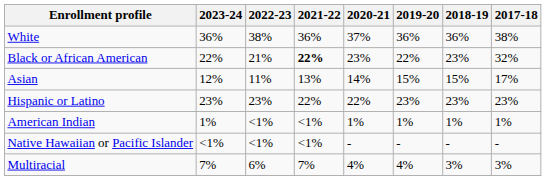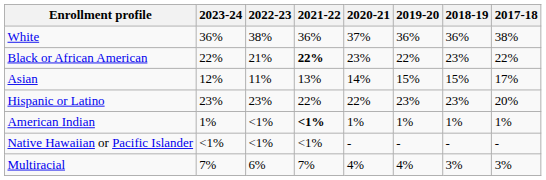(507, 58) 32% -> (507, 58) 22%
(507, 101) 23% -> (507, 101) 20%
(310, 122) normal -> (311, 122) bold
